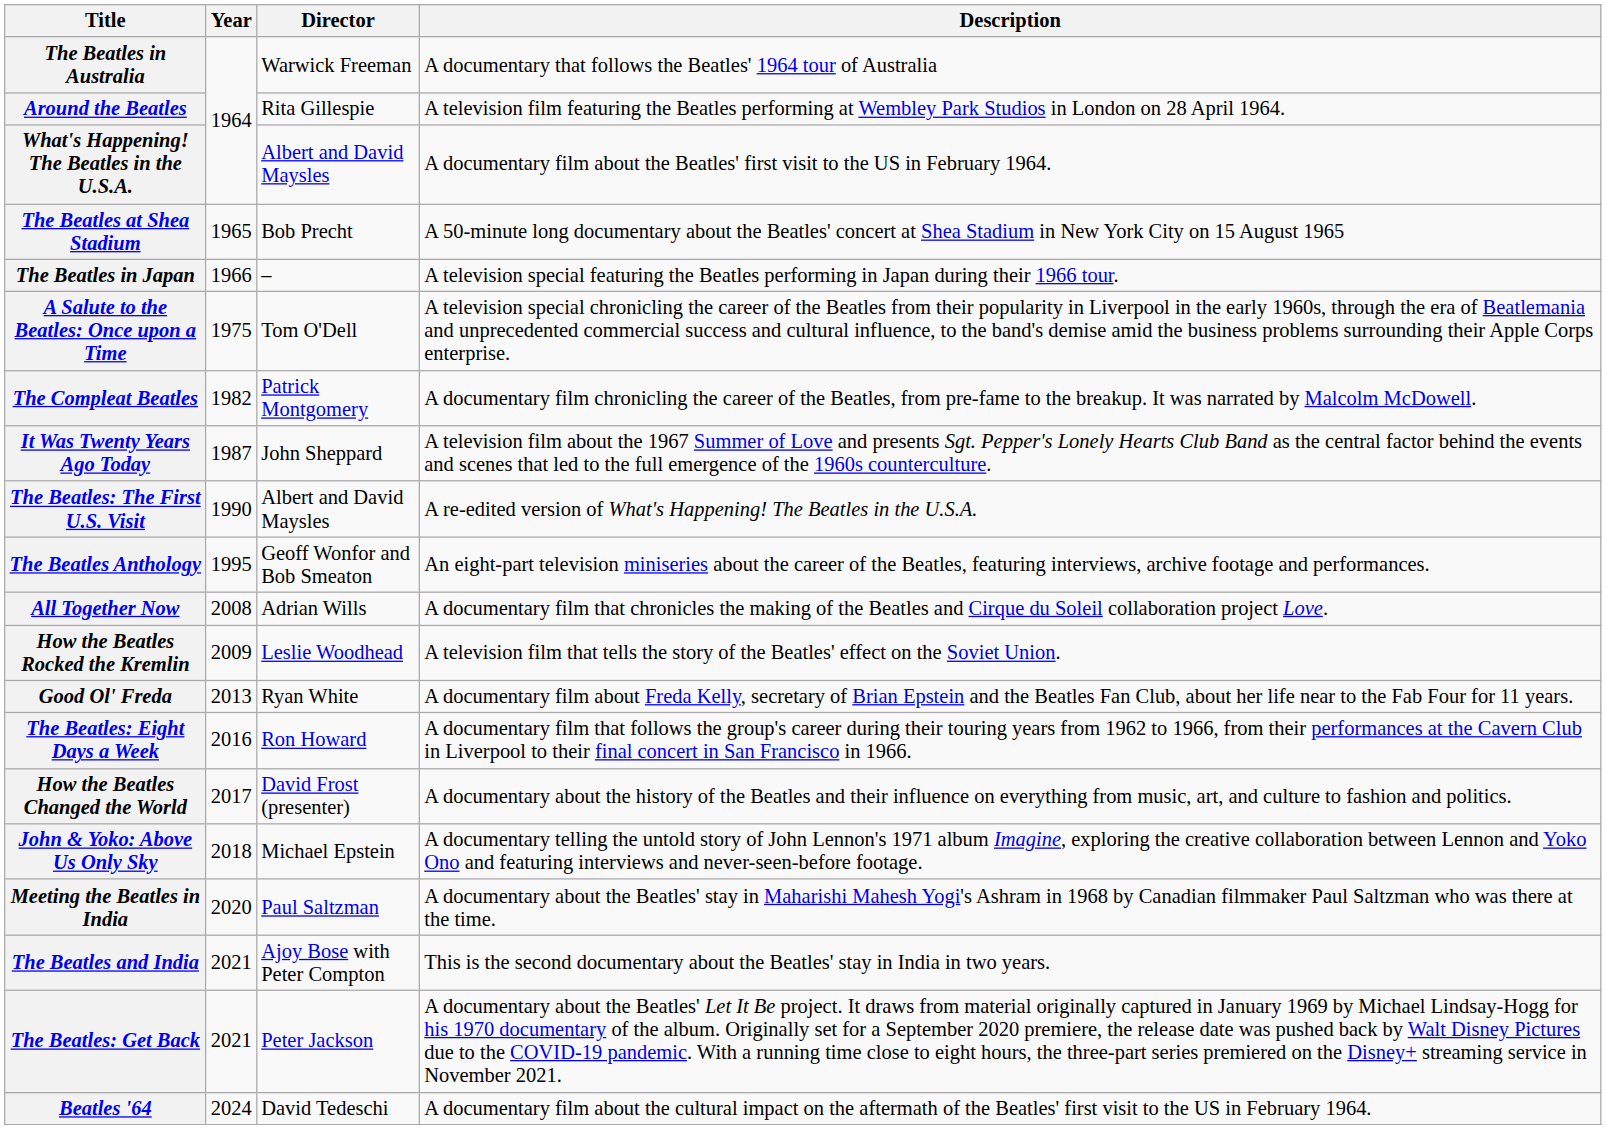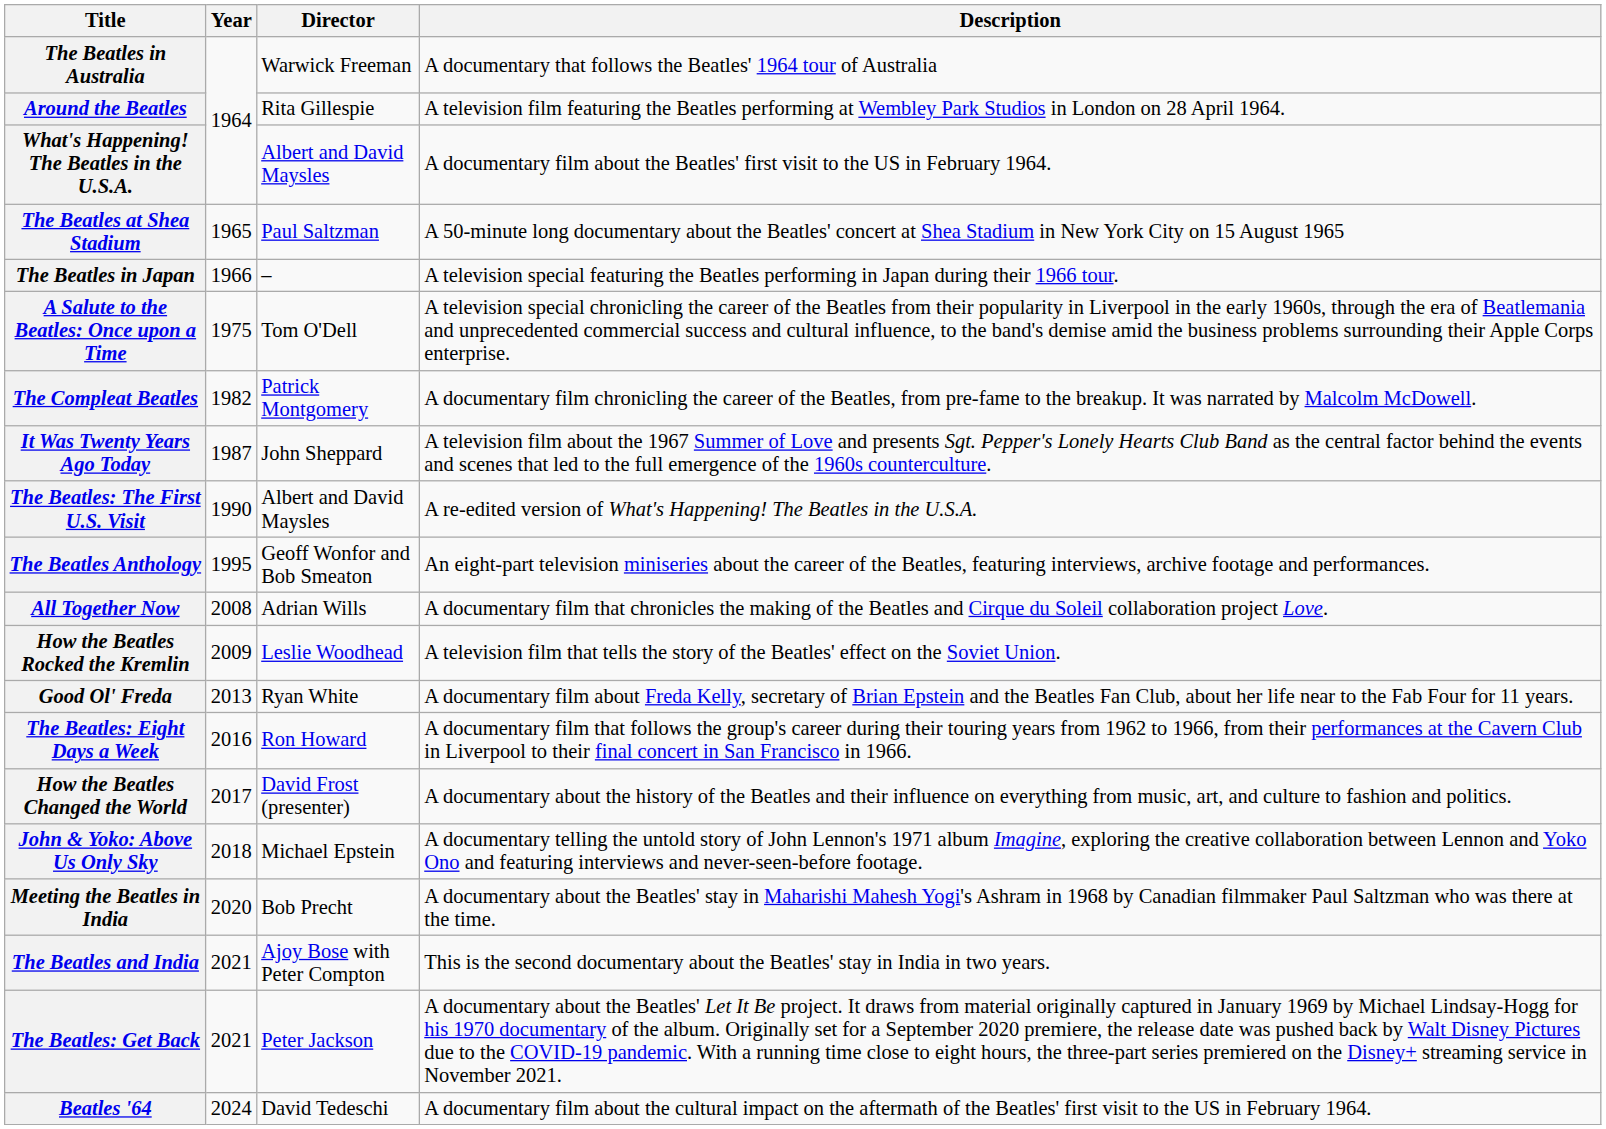(307, 231) Bob Precht -> (320, 231) Paul Saltzman
(320, 906) Paul Saltzman -> (307, 906) Bob Precht
